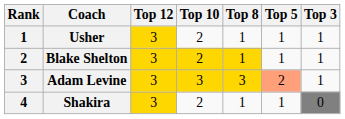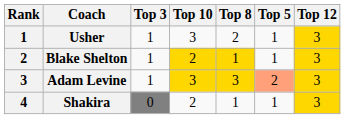columns swapped: (154, 15) <-> (320, 15)
(200, 37) 2 -> (193, 37) 3
(242, 37) 1 -> (235, 37) 2
